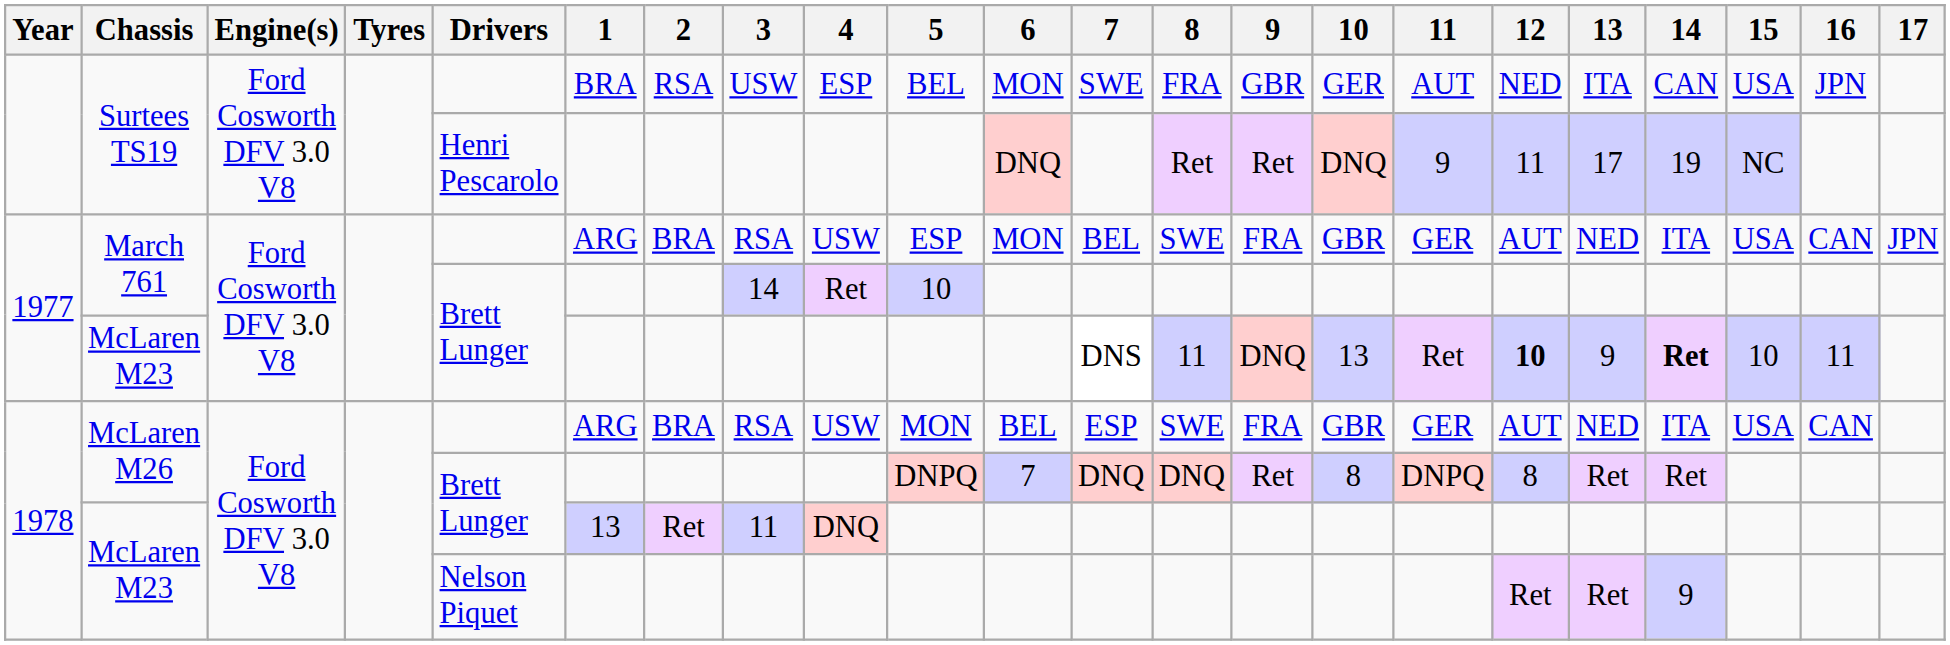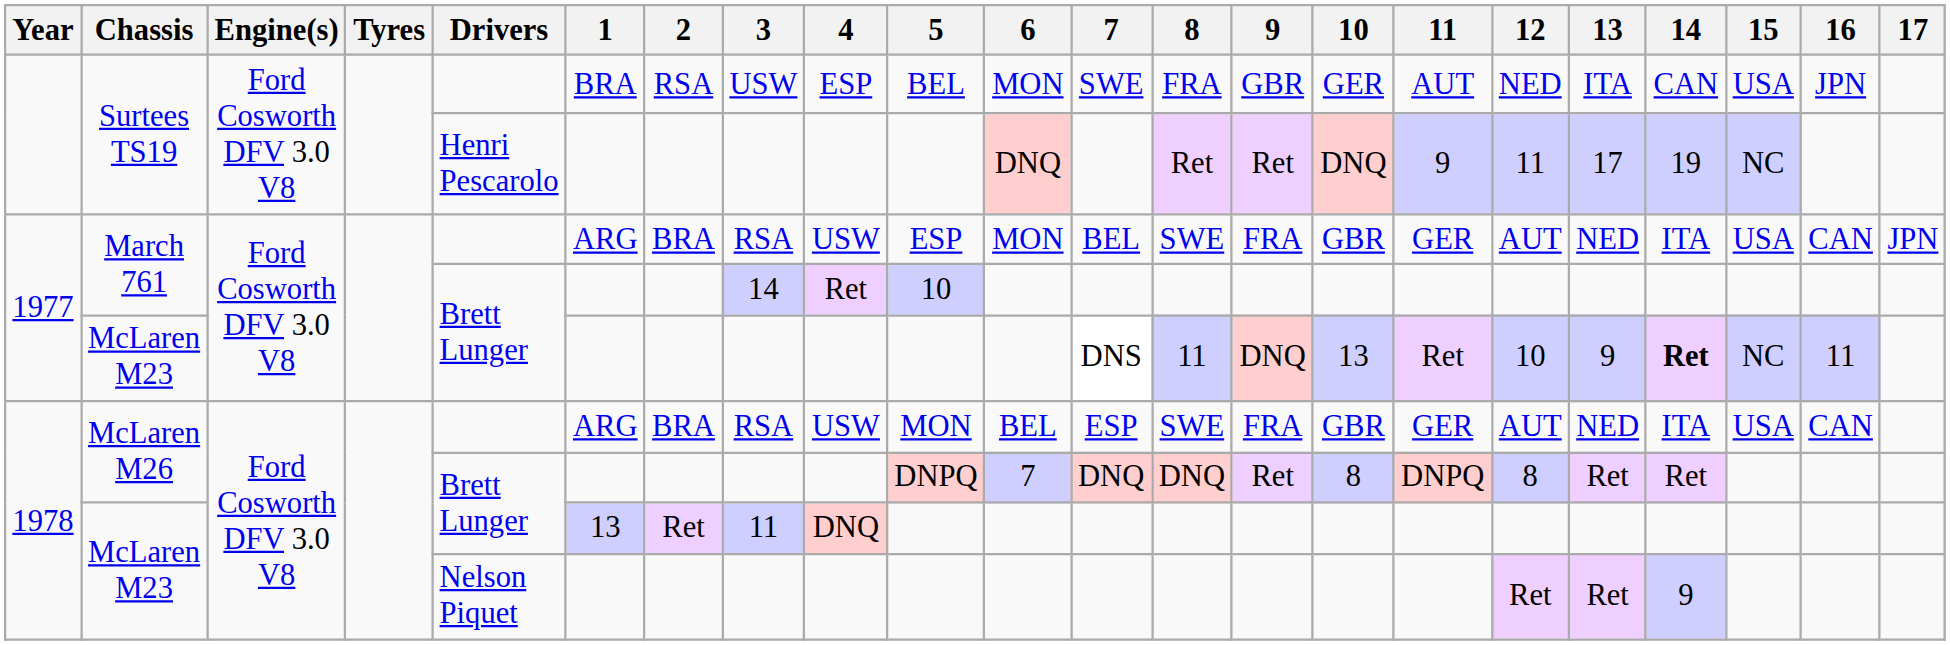(1530, 357) bold -> (1530, 357) normal
(1763, 357) 10 -> (1763, 357) NC
